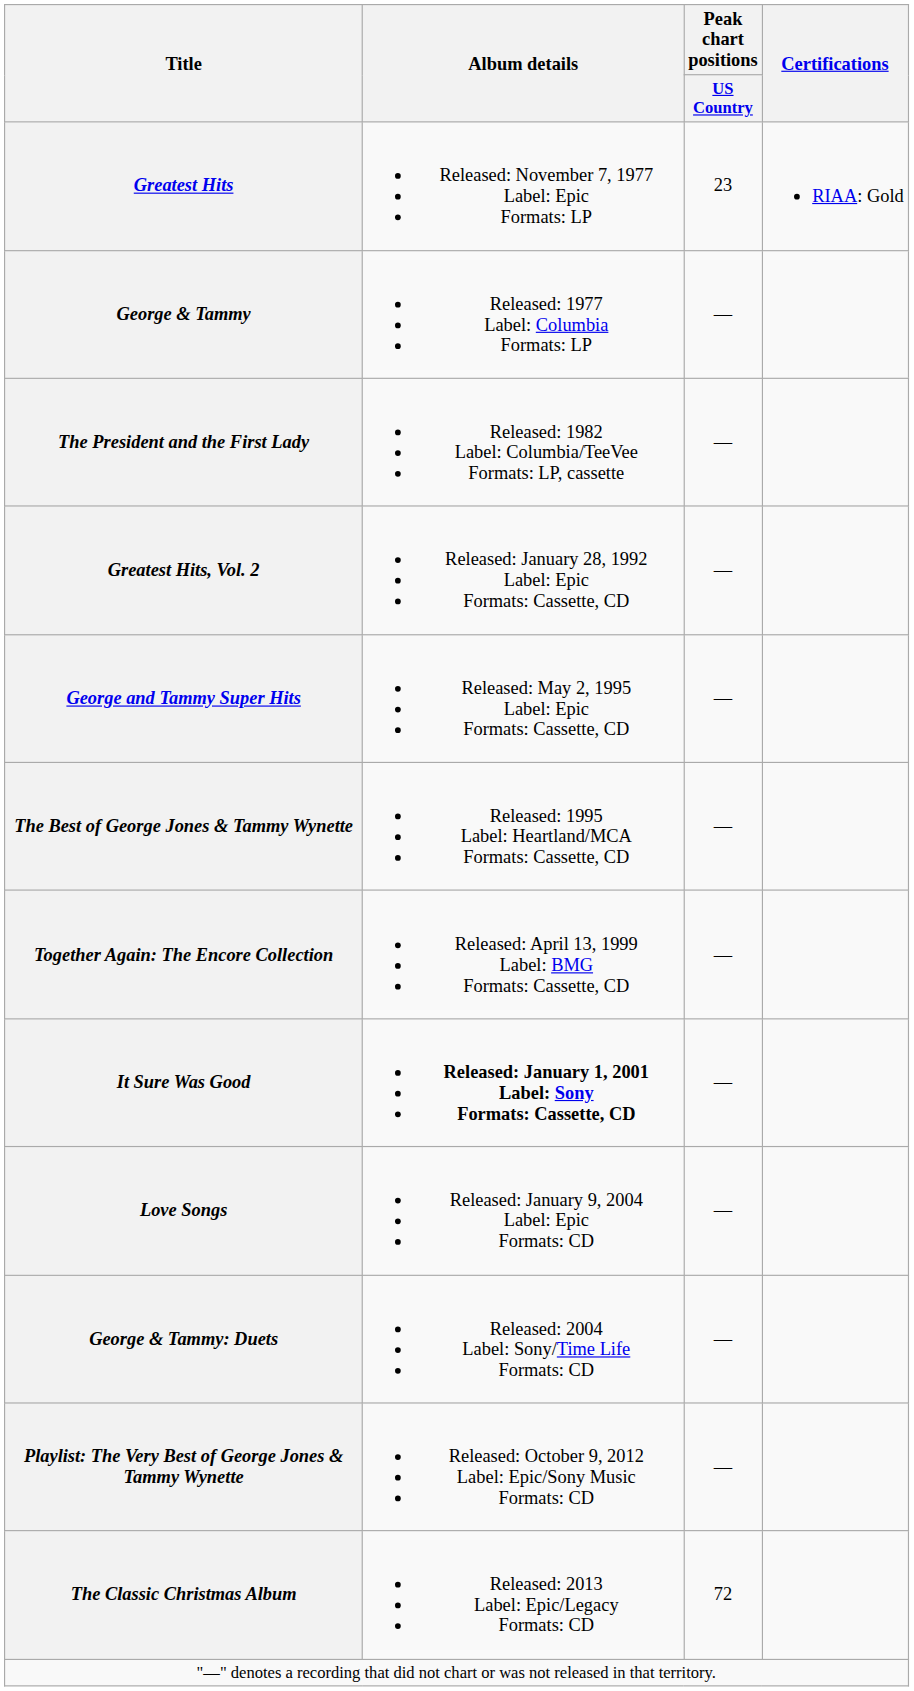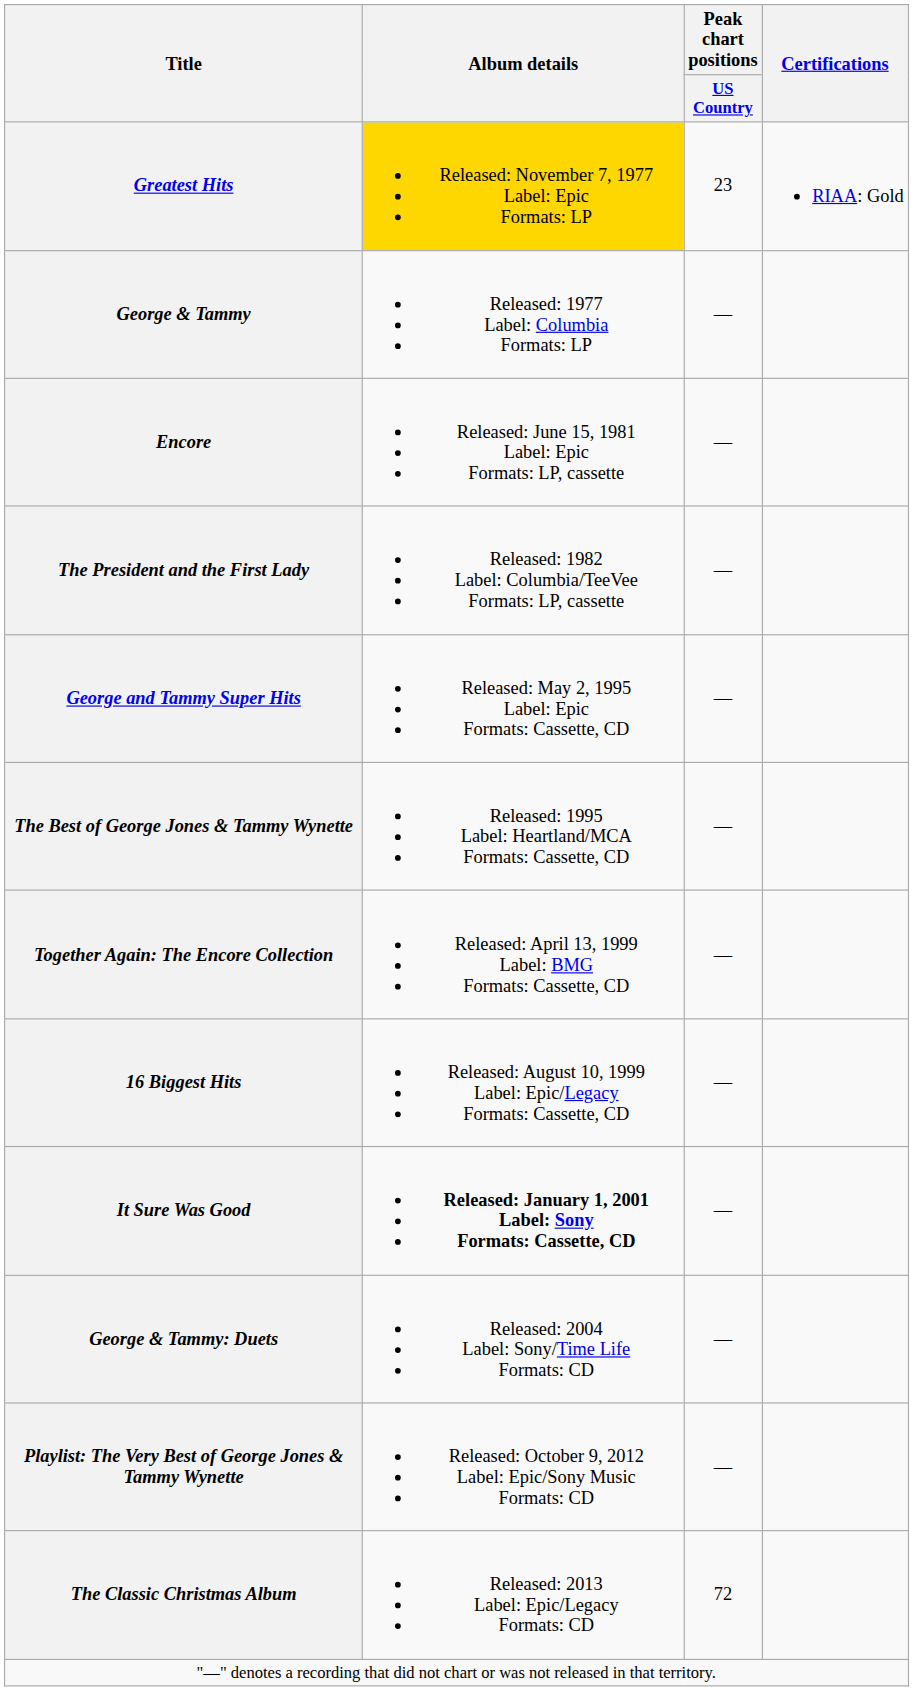(523, 196) no background -> (523, 196) gold background
+ row: (184, 442)
- row: (184, 570)
+ row: (184, 1082)
- row: (184, 1210)
